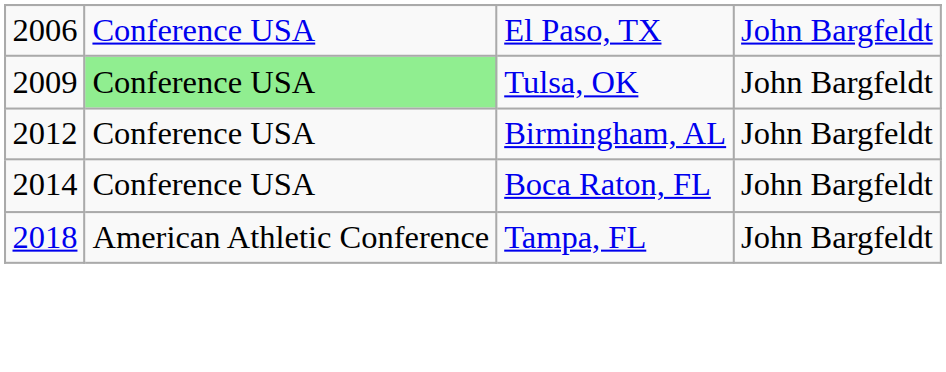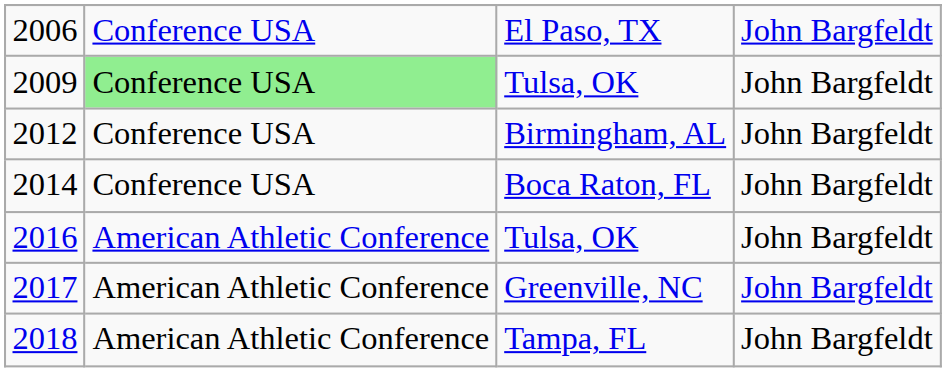+ row: (45, 236)
+ row: (45, 287)
